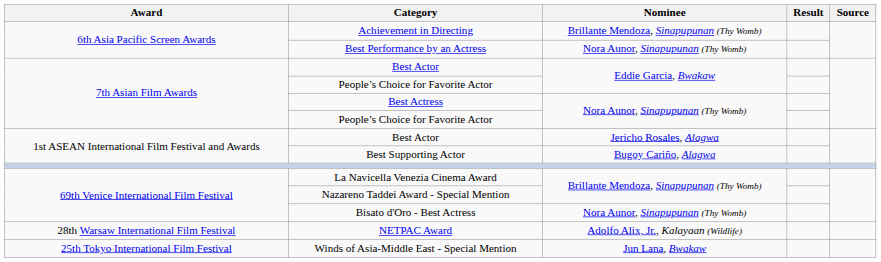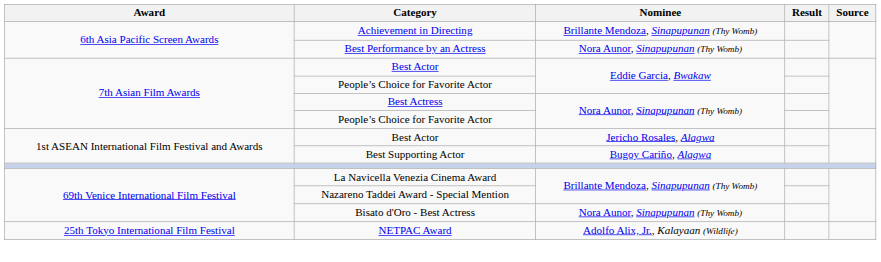(146, 230) 28th Warsaw International Film Festival -> (149, 230) 25th Tokyo International Film Festival
- row: (416, 248)
